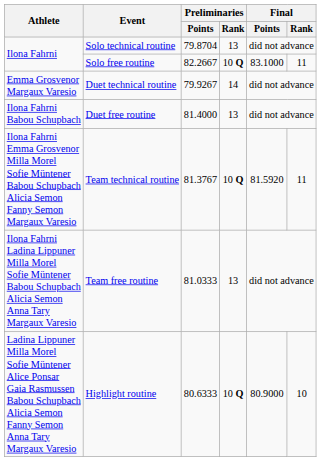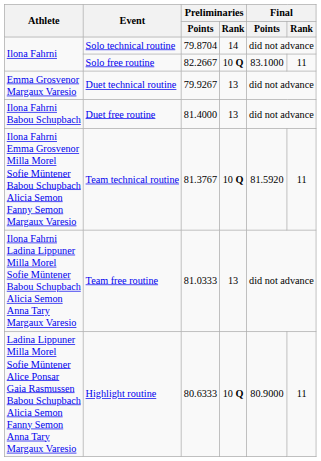(233, 46) 13 -> (233, 46) 14
(233, 85) 14 -> (233, 85) 13
(302, 394) 10 -> (302, 394) 11
